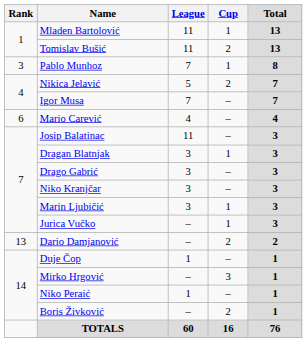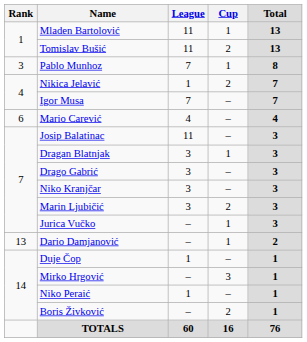(188, 83) 5 -> (188, 83) 1
(228, 206) 1 -> (228, 206) 2
(228, 241) 2 -> (228, 241) 1
